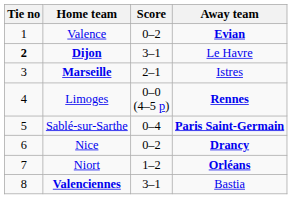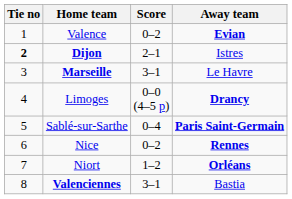(151, 53) 3–1 -> (151, 53) 2–1
(230, 53) Le Havre -> (230, 53) Istres
(151, 72) 2–1 -> (151, 72) 3–1
(230, 72) Istres -> (230, 72) Le Havre
(230, 99) Rennes -> (230, 99) Drancy
(230, 145) Drancy -> (230, 145) Rennes
